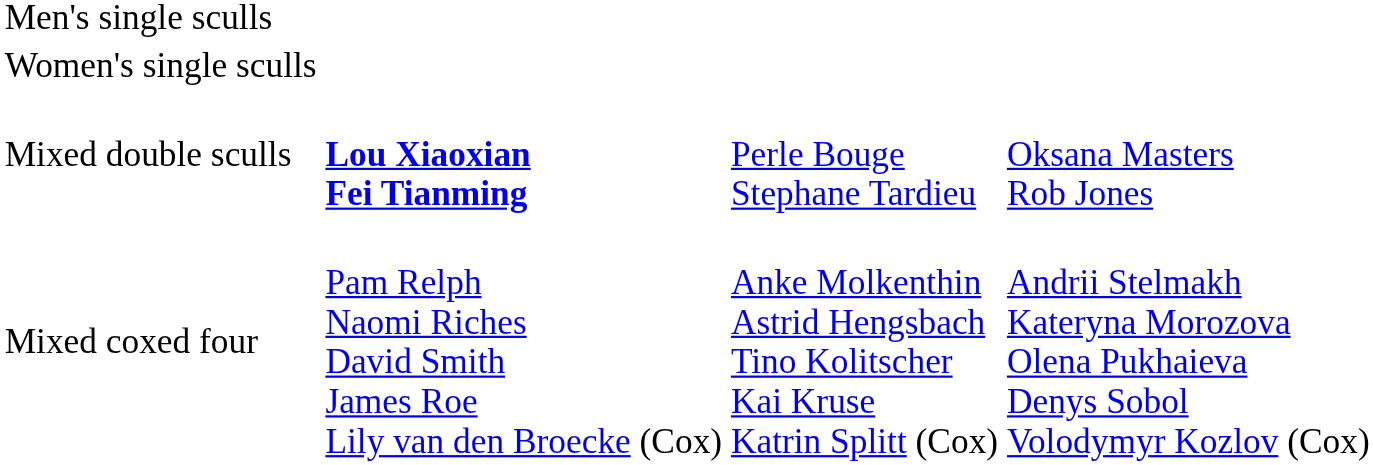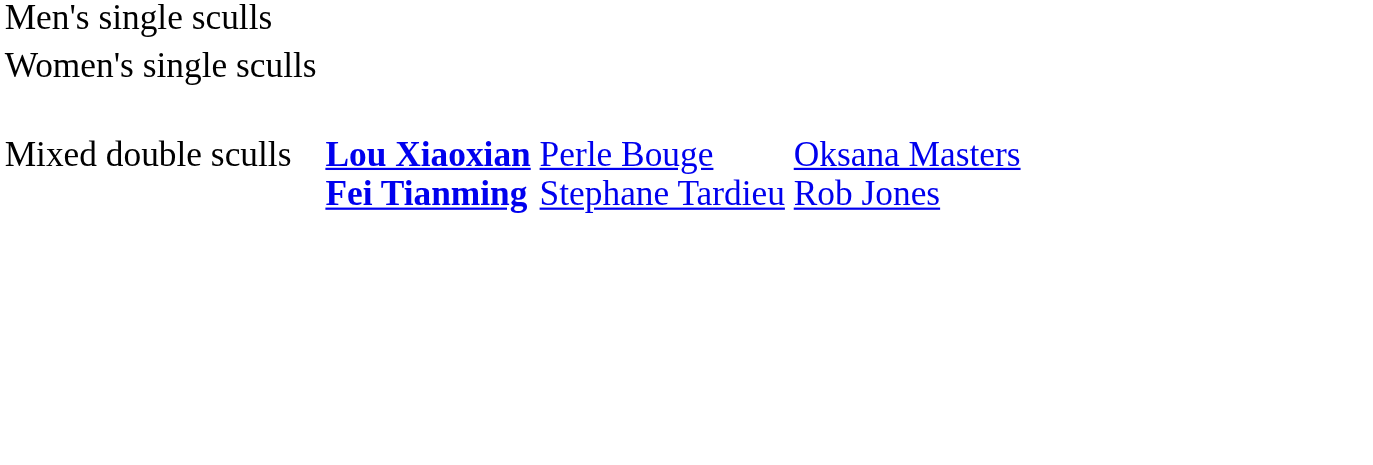- row: (131, 341)
